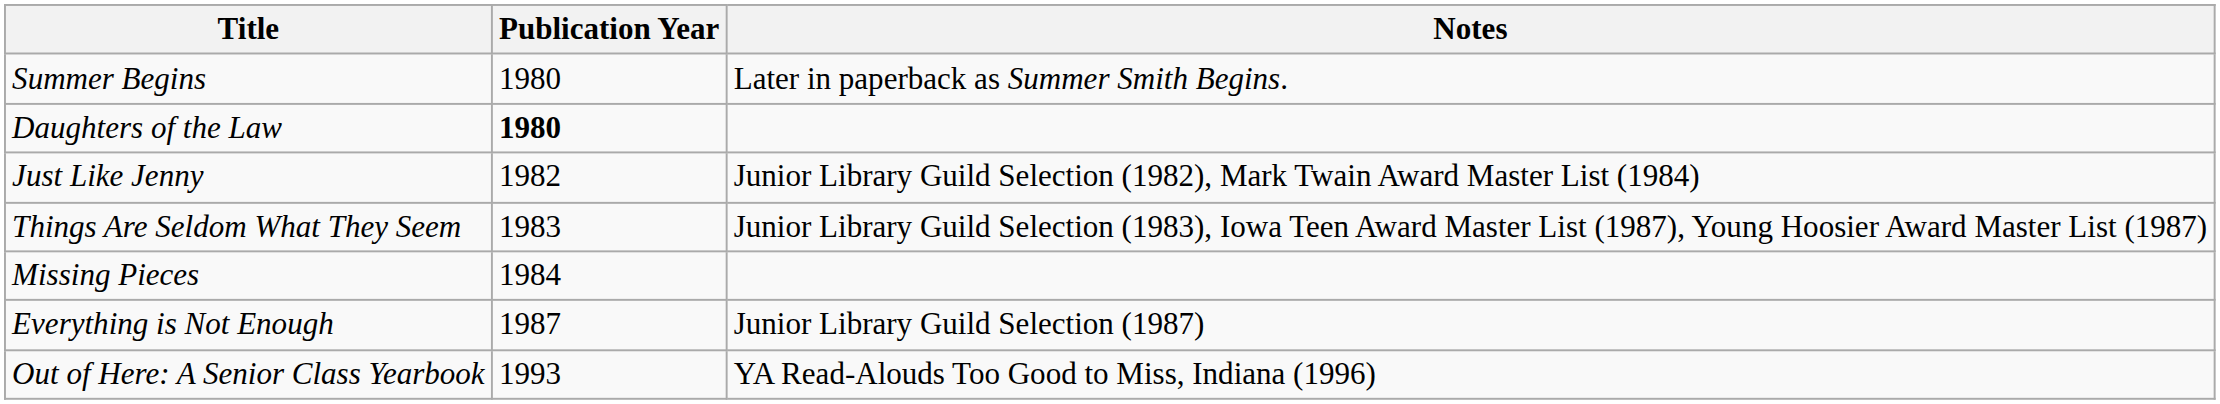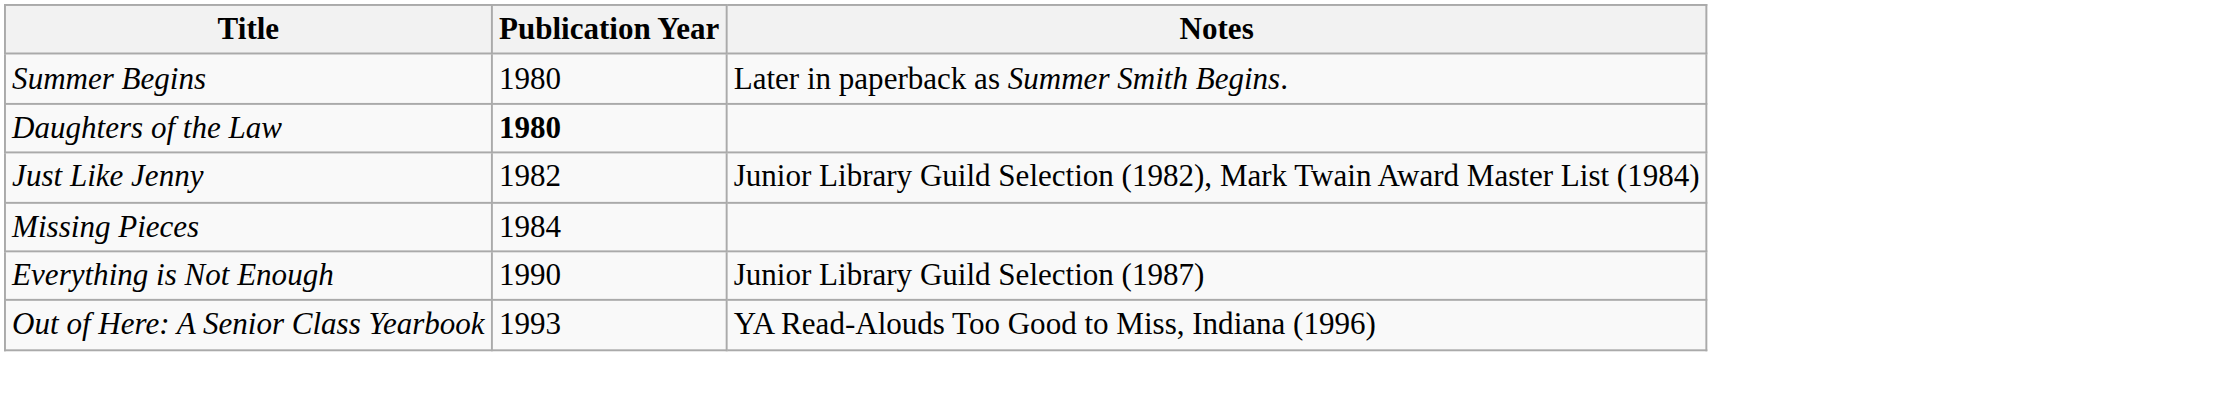- row: (237, 226)
(530, 324) 1987 -> (530, 275) 1990
